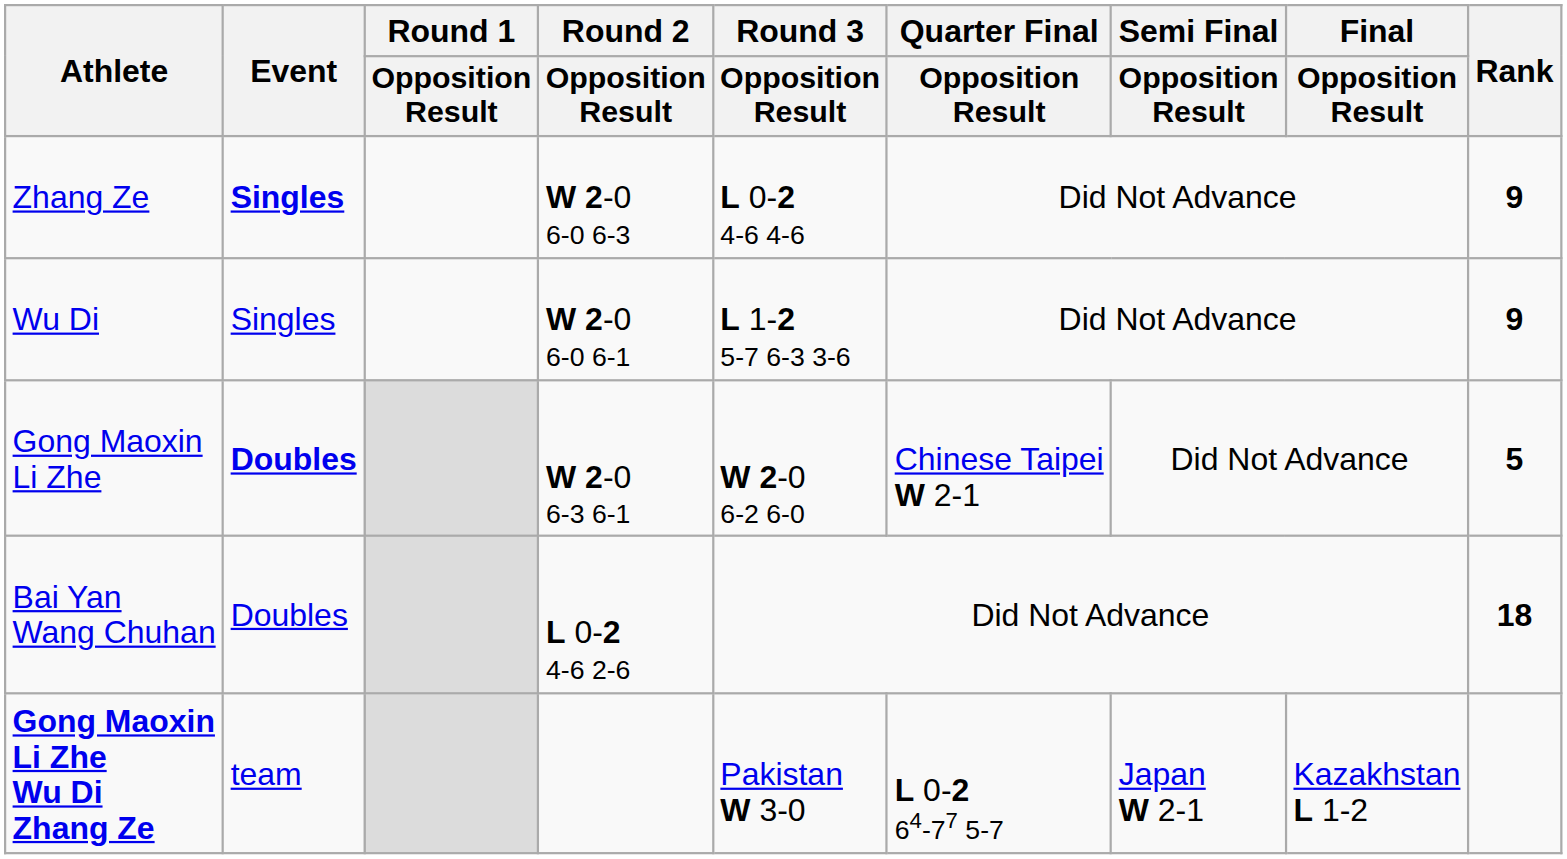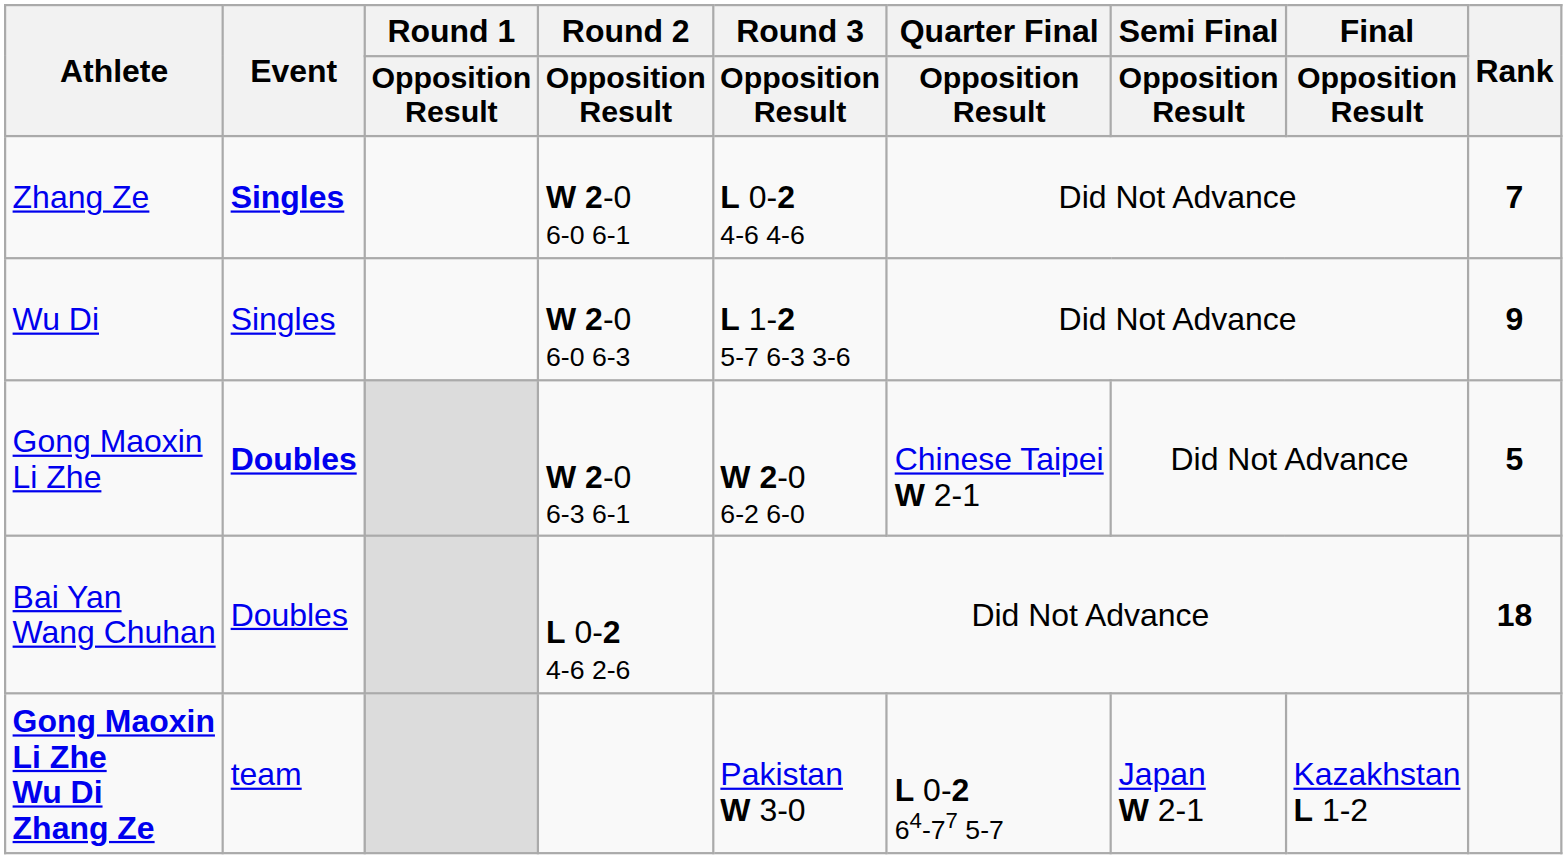(589, 215) W 2-0 6-0 6-3 -> (589, 215) W 2-0 6-0 6-1
(1514, 198) 9 -> (1514, 198) 7
(589, 337) W 2-0 6-0 6-1 -> (589, 337) W 2-0 6-0 6-3
